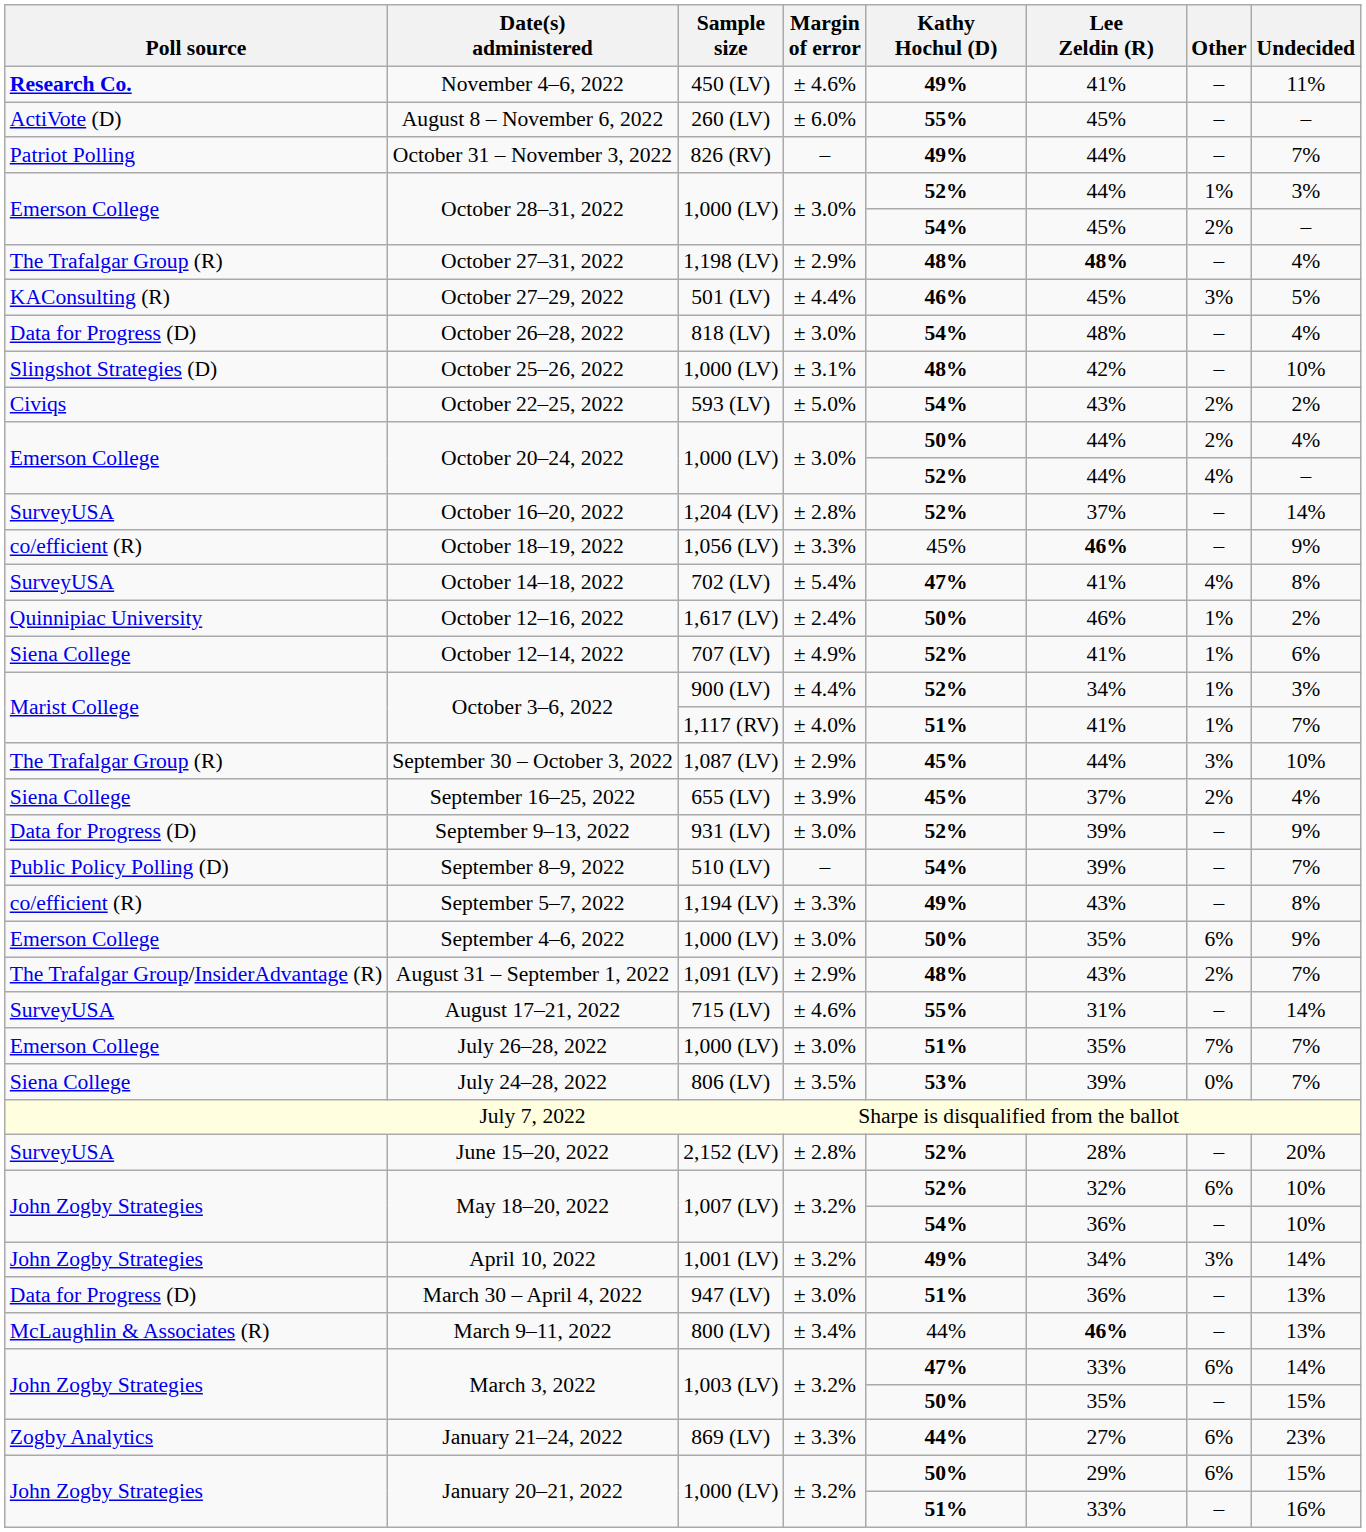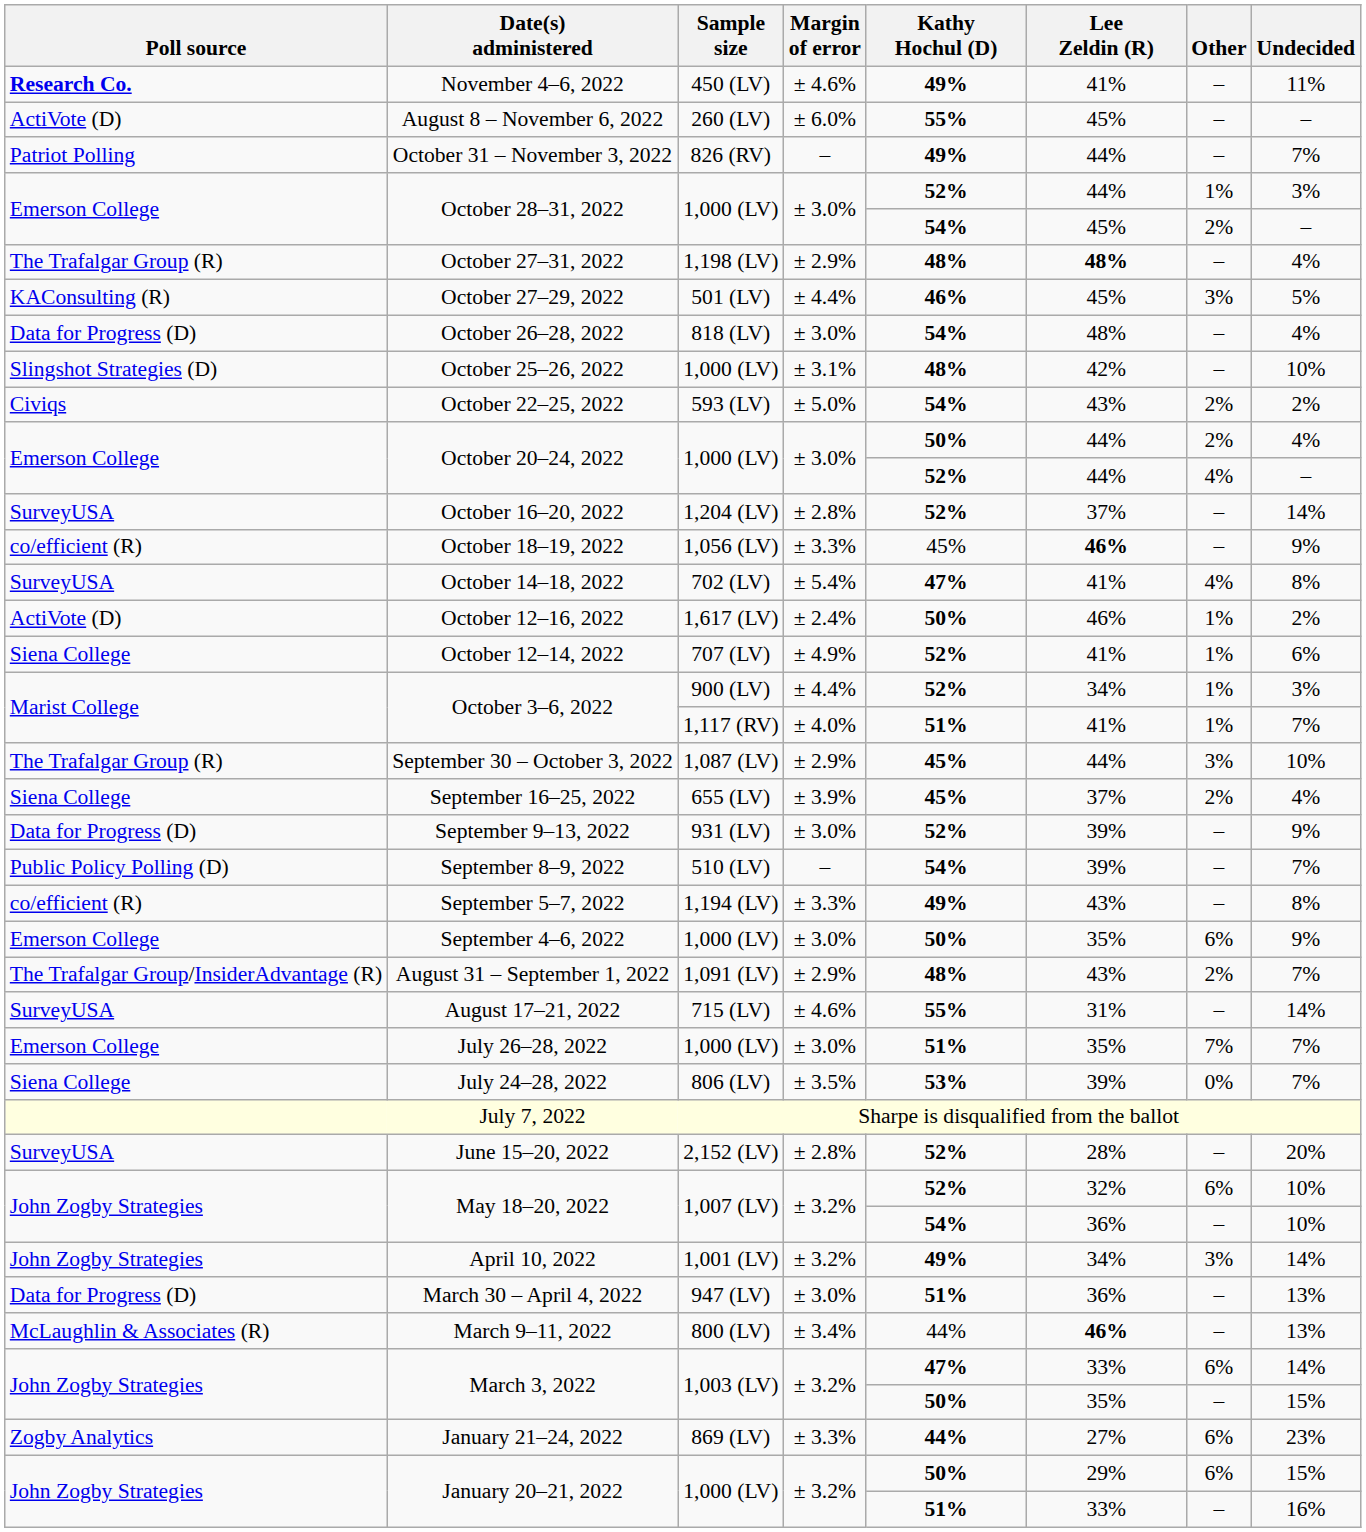(106, 618) Quinnipiac University -> (66, 618) ActiVote (D)
